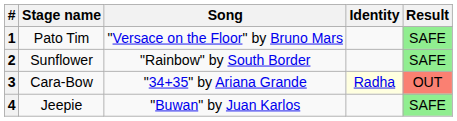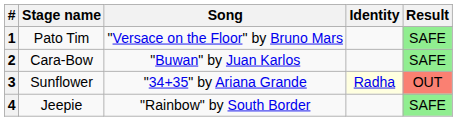(62, 60) Sunflower -> (62, 60) Cara-Bow
(225, 60) "Rainbow" by South Border -> (225, 60) "Buwan" by Juan Karlos
(62, 82) Cara-Bow -> (62, 82) Sunflower
(225, 104) "Buwan" by Juan Karlos -> (225, 104) "Rainbow" by South Border
